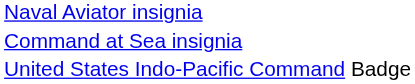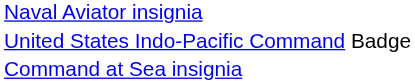rows swapped: (123, 41) <-> (208, 69)
